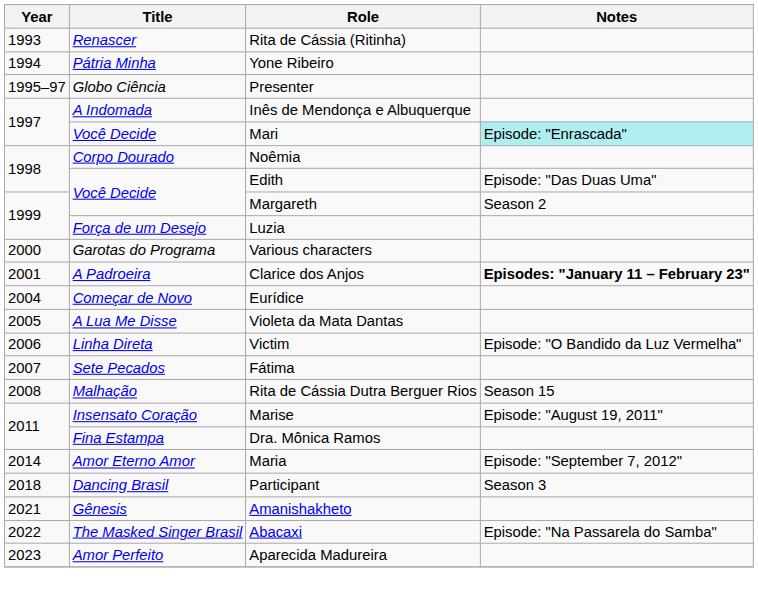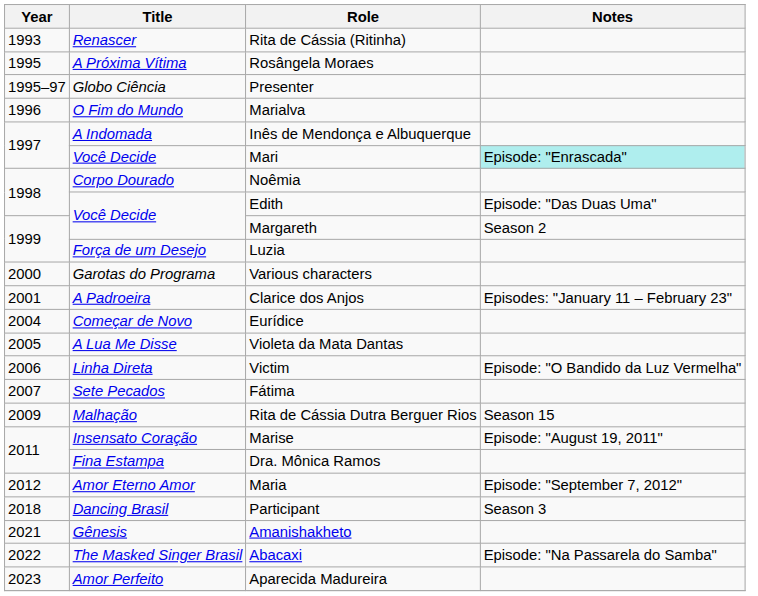- row: (291, 63)
+ row: (312, 63)
+ row: (277, 110)
(617, 274) bold -> (608, 298) normal
(24, 392) 2008 -> (24, 415) 2009
(24, 462) 2014 -> (24, 485) 2012
